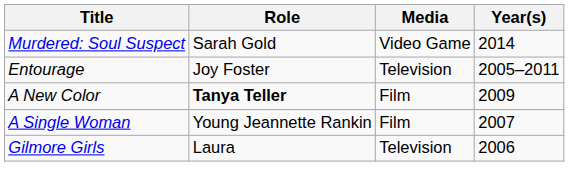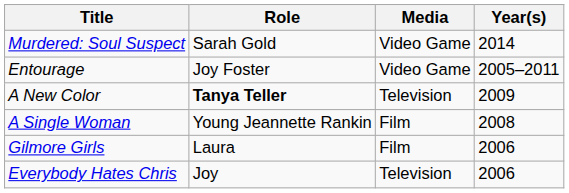(415, 69) Television -> (425, 69) Video Game
(395, 95) Film -> (415, 95) Television
(497, 122) 2007 -> (497, 122) 2008
(415, 148) Television -> (395, 148) Film
+ row: (93, 174)
